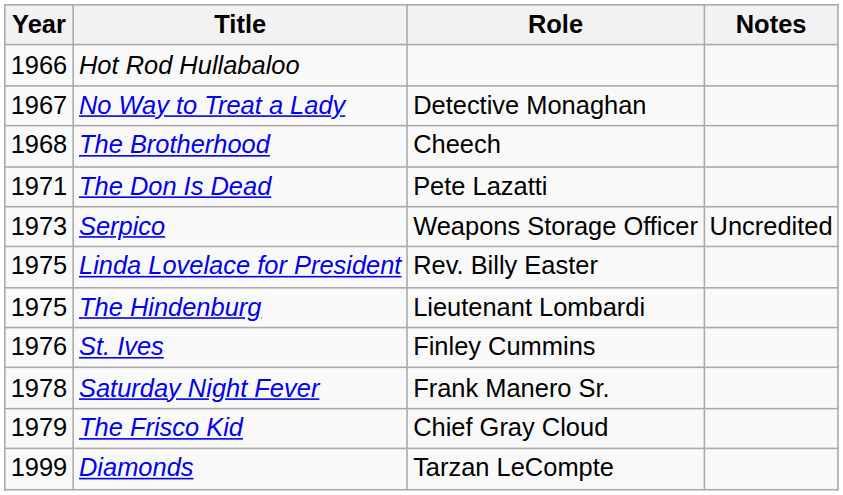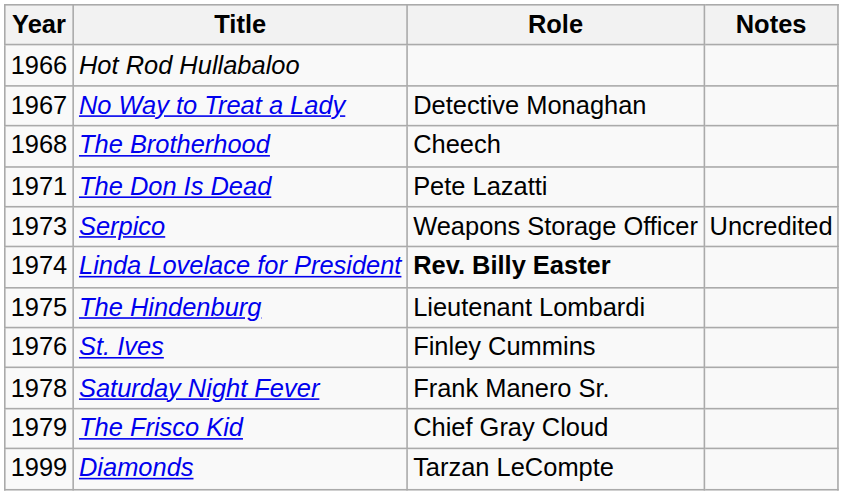(39, 266) 1975 -> (39, 266) 1974
(506, 266) normal -> (512, 266) bold
